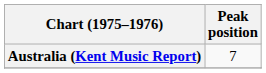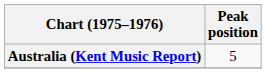(233, 56) 7 -> (233, 56) 5
